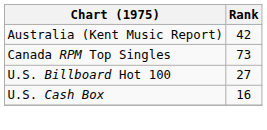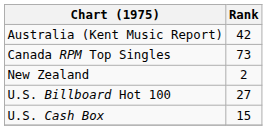+ row: (48, 75)
(244, 95) 16 -> (244, 115) 15
